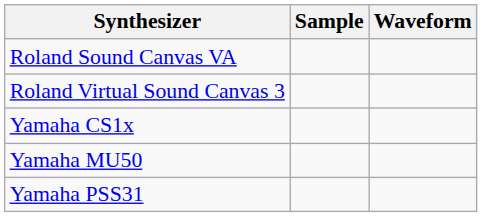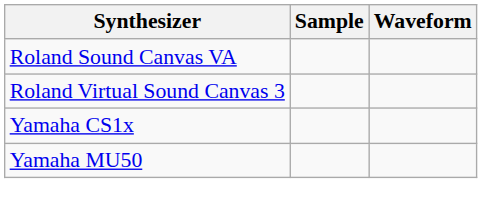- row: (77, 194)
